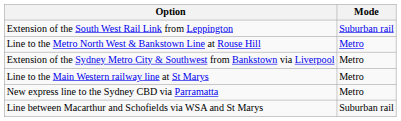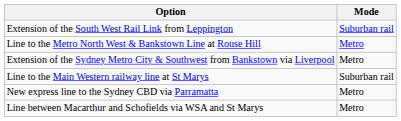(351, 76) Metro -> (366, 76) Suburban rail
(366, 108) Suburban rail -> (351, 108) Metro
